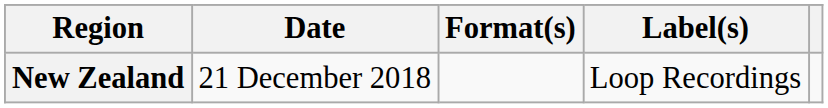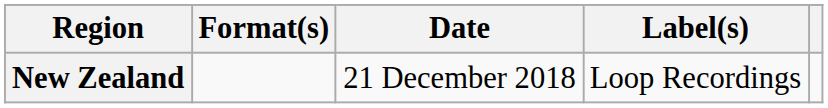columns swapped: (315, 28) <-> (510, 28)
